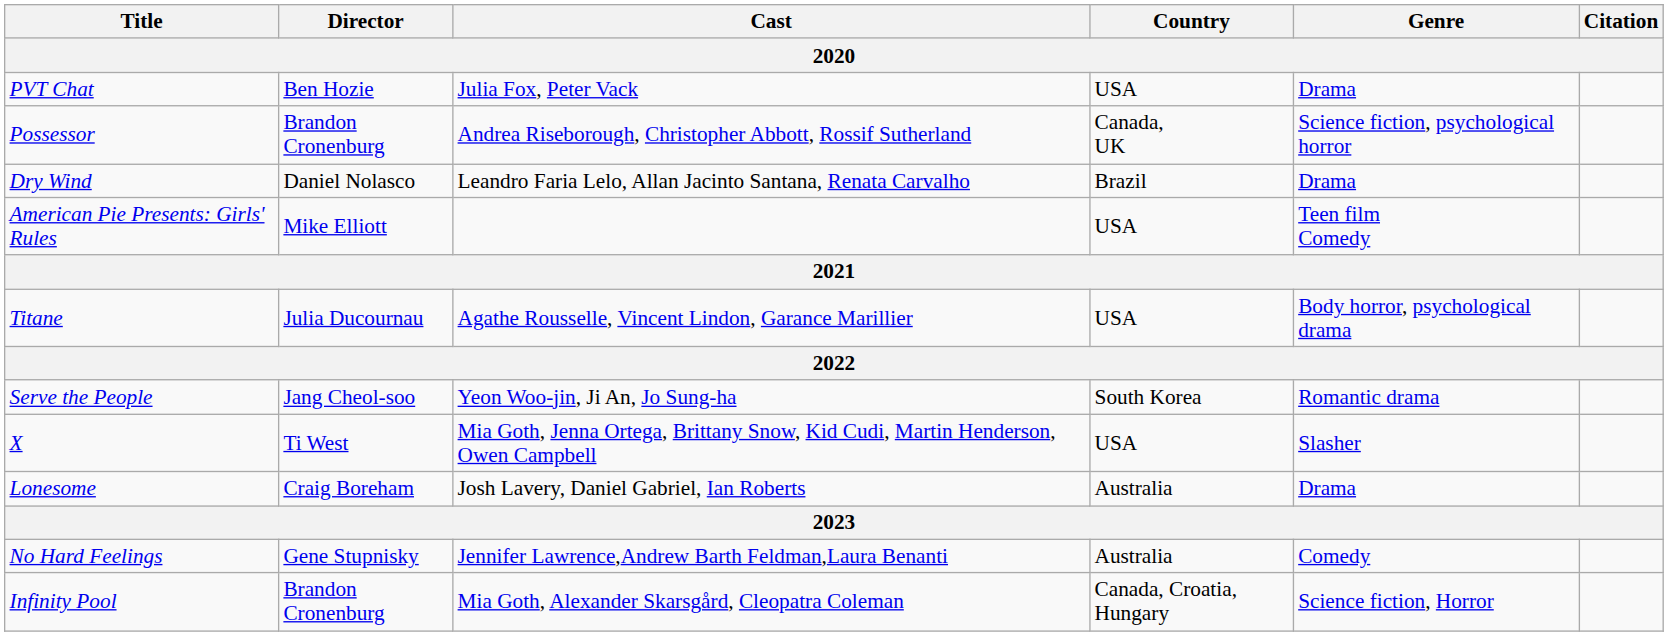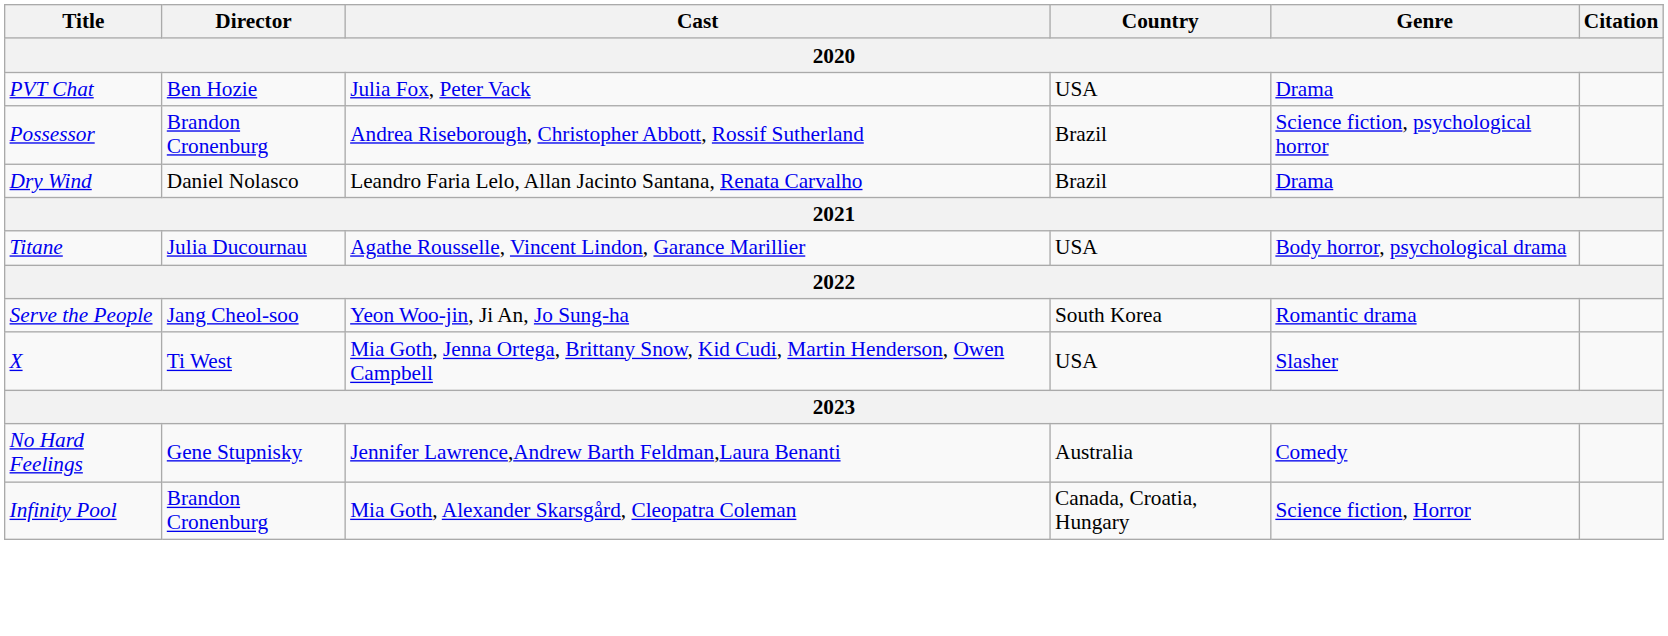(1129, 134) Canada, UK -> (1081, 134) Brazil
- row: (137, 226)
- row: (53, 488)
